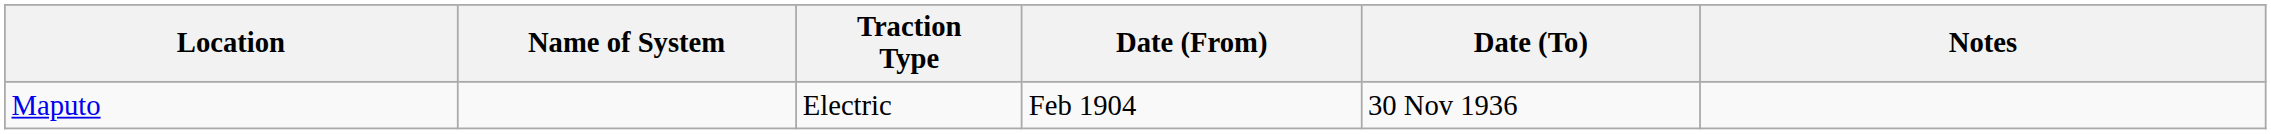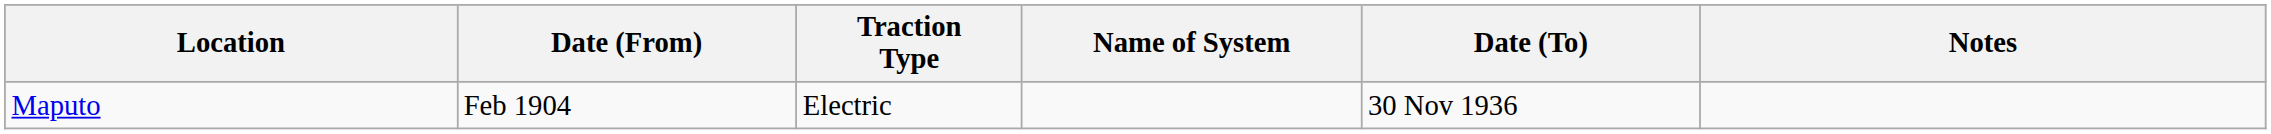columns swapped: (627, 43) <-> (1192, 43)
